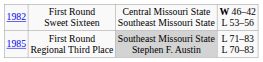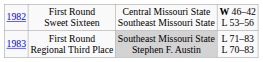(16, 44) 1985 -> (16, 44) 1983
